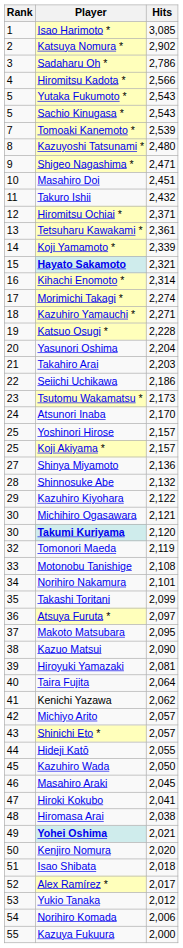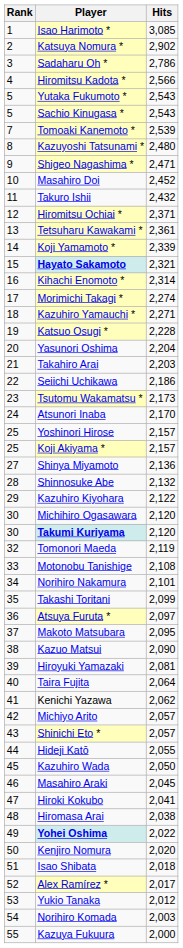(162, 180) 2,451 -> (162, 180) 2,452
(162, 515) 2,121 -> (162, 515) 2,120
(162, 834) 2,021 -> (162, 834) 2,022
(162, 917) 2,006 -> (162, 917) 2,003
